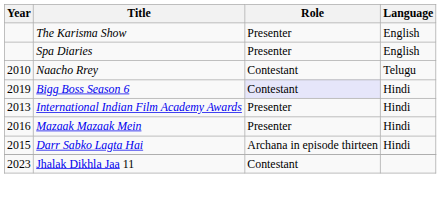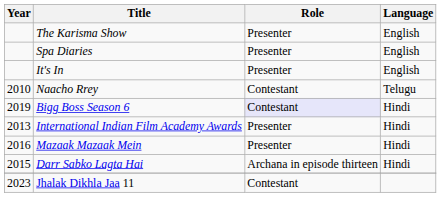+ row: (50, 70)
